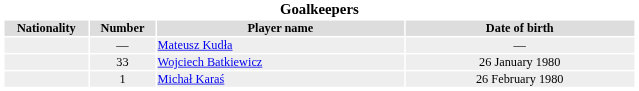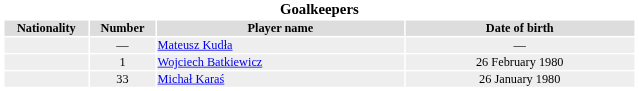(122, 62) 33 -> (122, 62) 1
(520, 62) 26 January 1980 -> (520, 62) 26 February 1980
(122, 79) 1 -> (122, 79) 33
(520, 79) 26 February 1980 -> (520, 79) 26 January 1980
